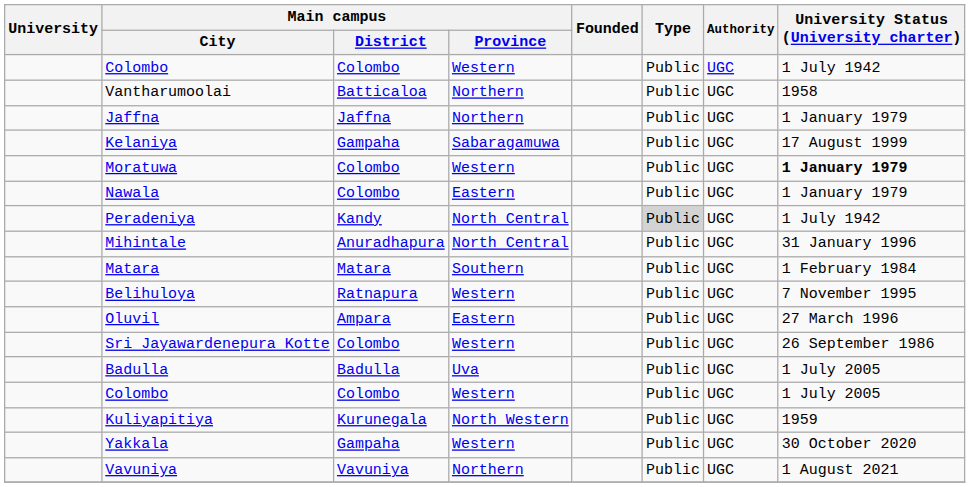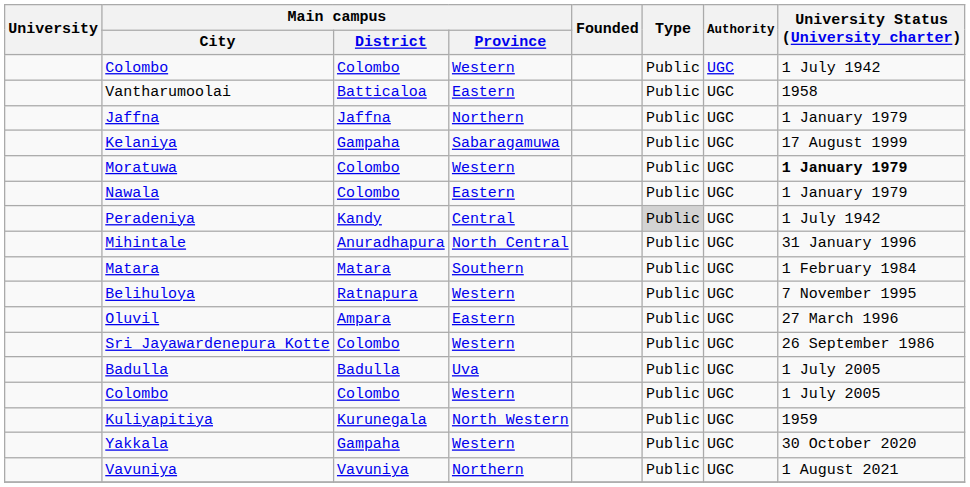(488, 92) Northern -> (483, 92) Eastern
(510, 218) North Central -> (483, 218) Central
